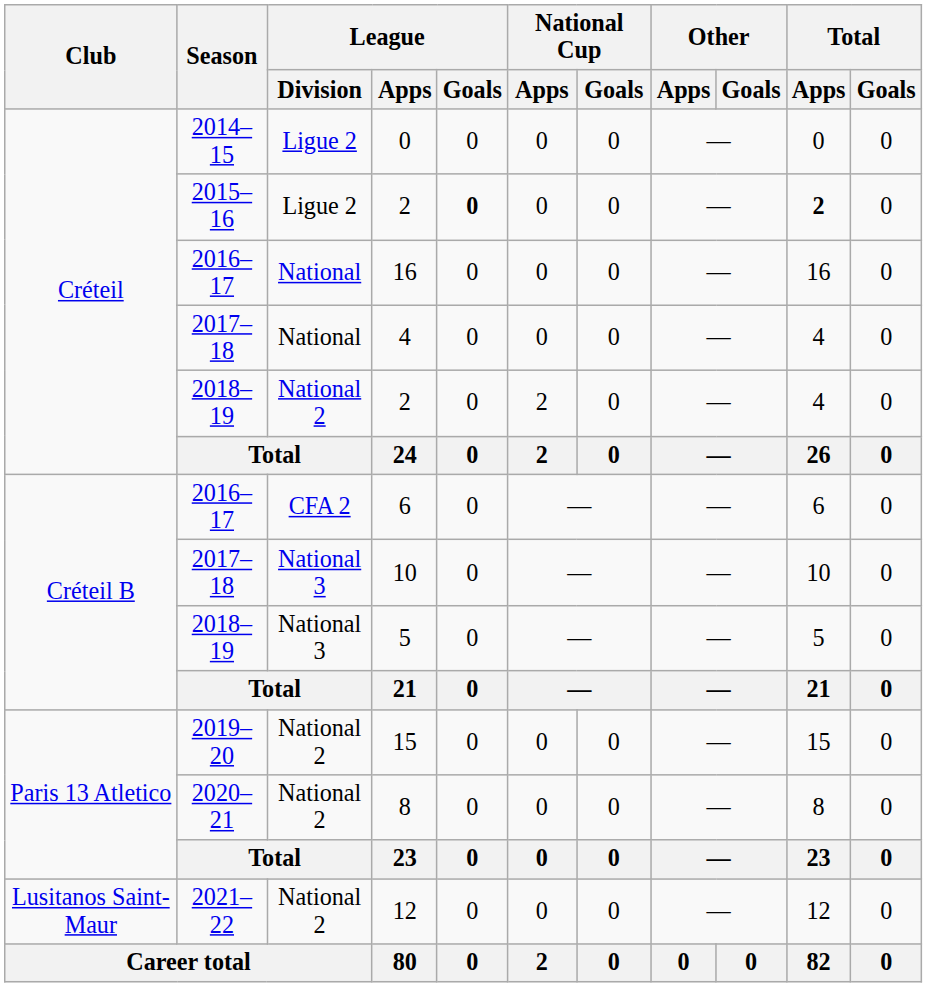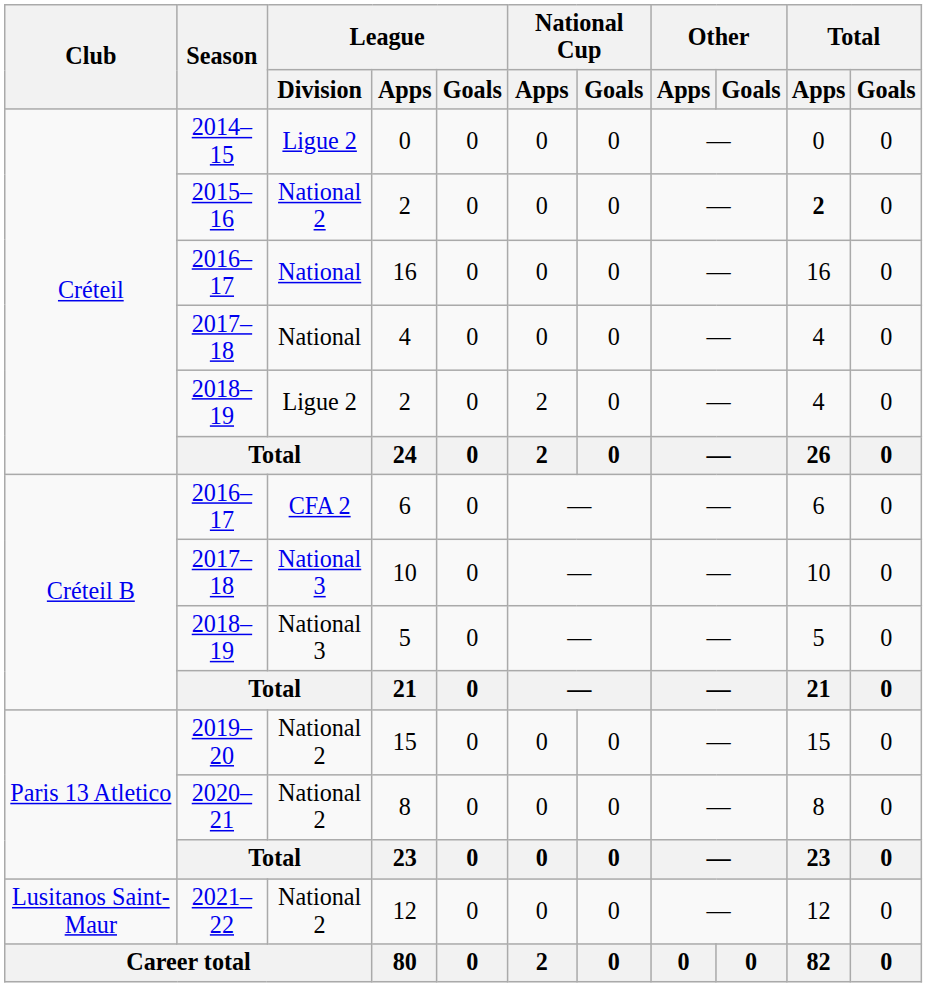(320, 206) Ligue 2 -> (320, 206) National 2
(472, 206) bold -> (472, 206) normal
(320, 403) National 2 -> (320, 403) Ligue 2
